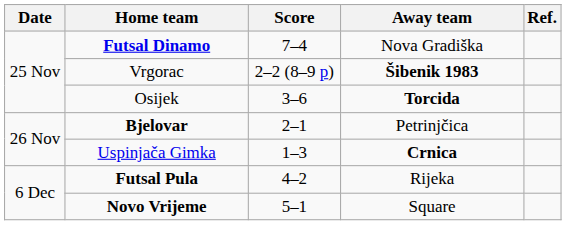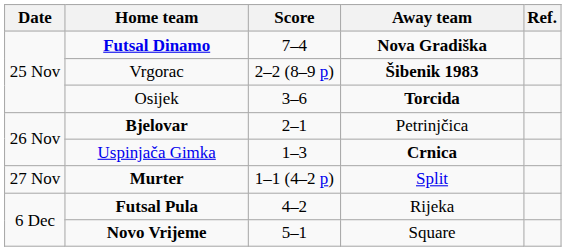(432, 44) normal -> (432, 44) bold
+ row: (157, 179)
